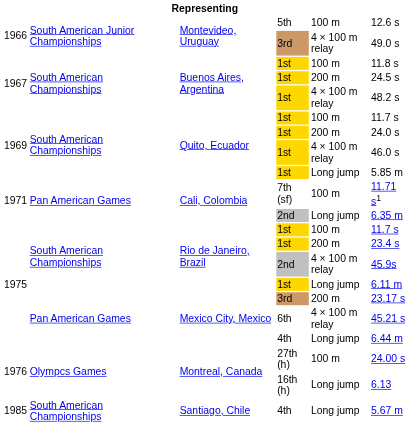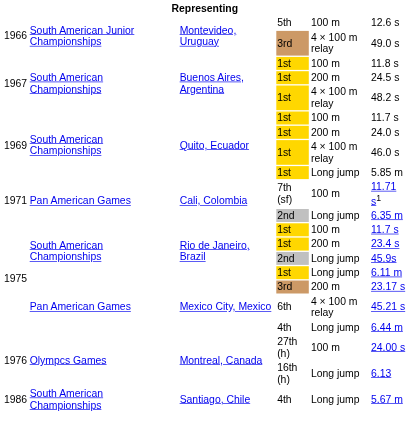(334, 264) 4 × 100 m relay -> (335, 258) Long jump
(16, 411) 1985 -> (16, 399) 1986
